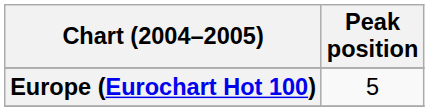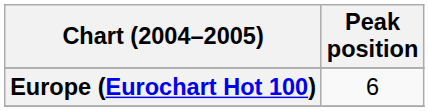(373, 86) 5 -> (373, 86) 6
